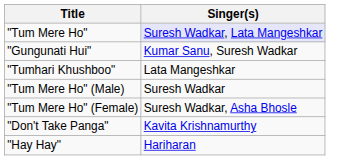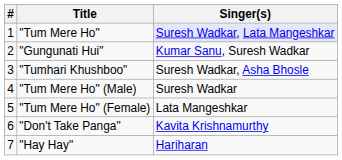+ column: (10, 14)
(189, 70) Lata Mangeshkar -> (232, 70) Suresh Wadkar, Asha Bhosle
(220, 108) Suresh Wadkar, Asha Bhosle -> (202, 108) Lata Mangeshkar
